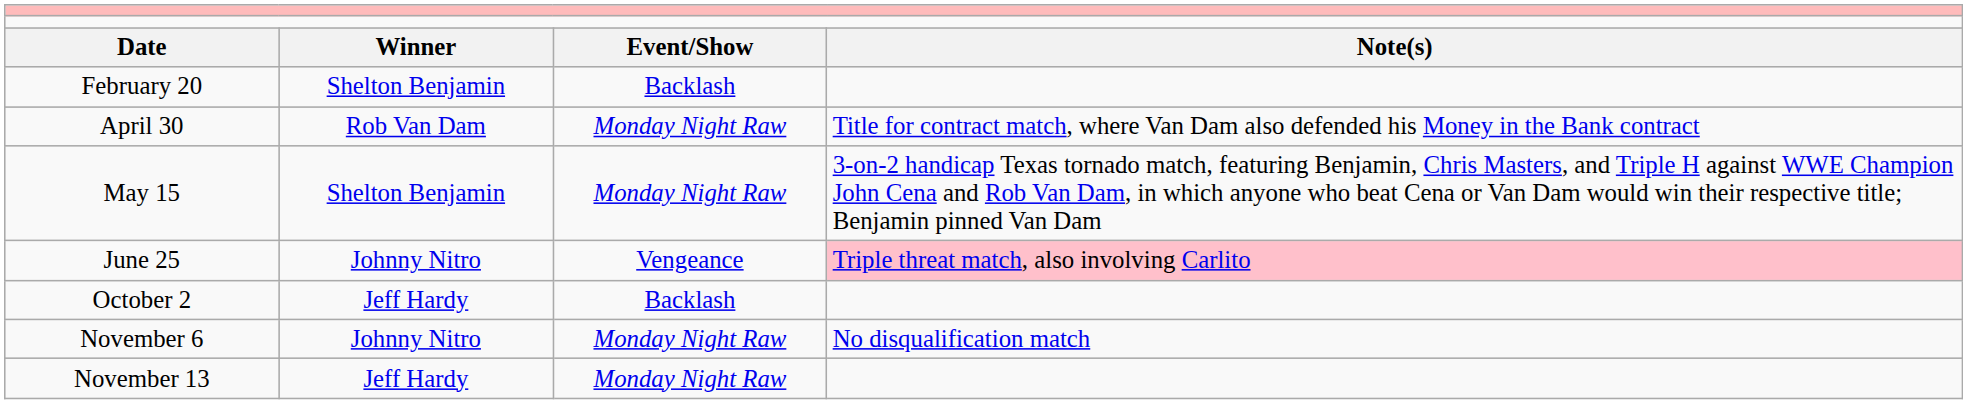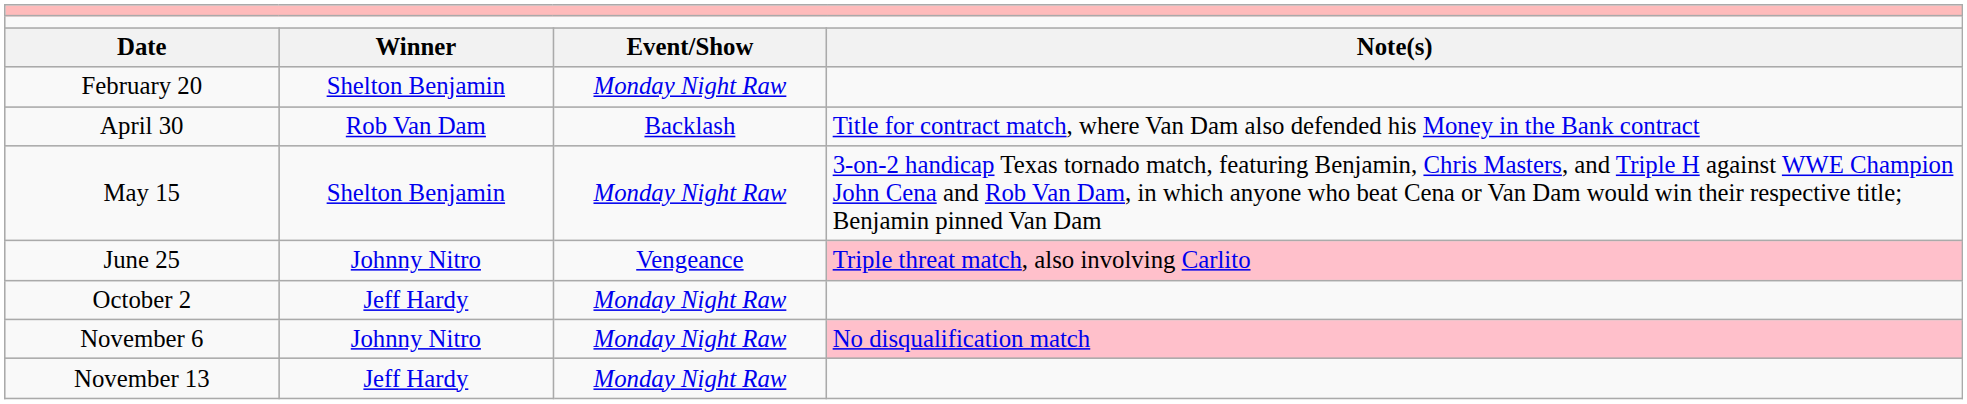(690, 86) Backlash -> (690, 86) Monday Night Raw
(690, 125) Monday Night Raw -> (690, 125) Backlash
(690, 299) Backlash -> (690, 299) Monday Night Raw
(961, 338) no background -> (961, 338) pink background
